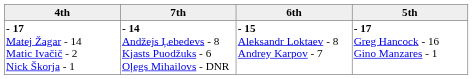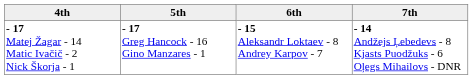columns swapped: (410, 12) <-> (178, 12)
